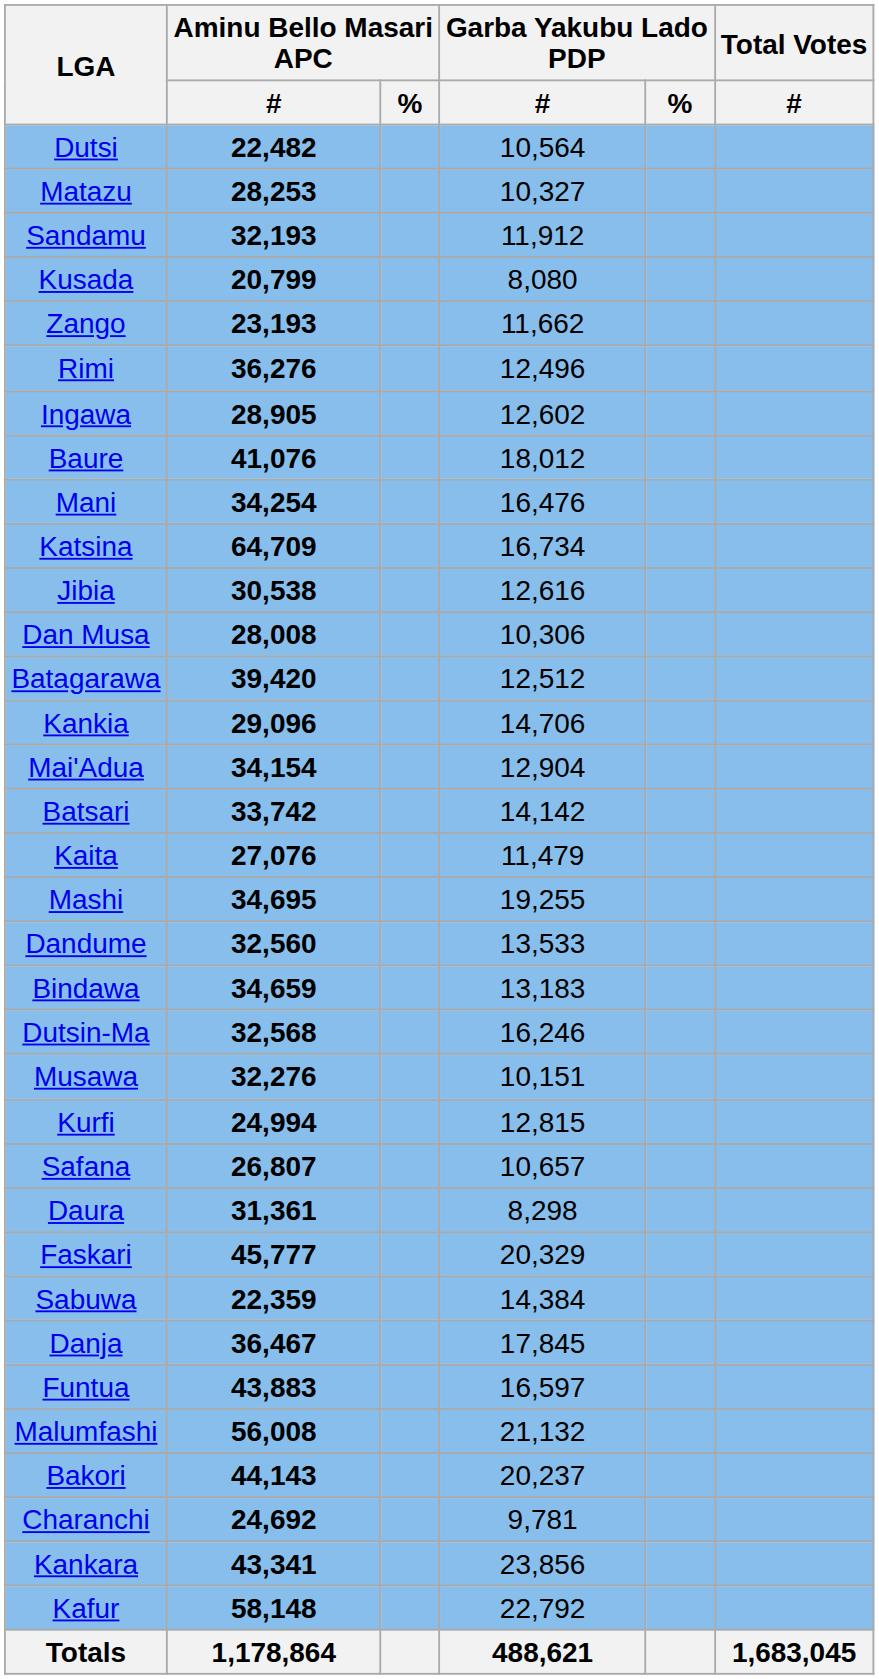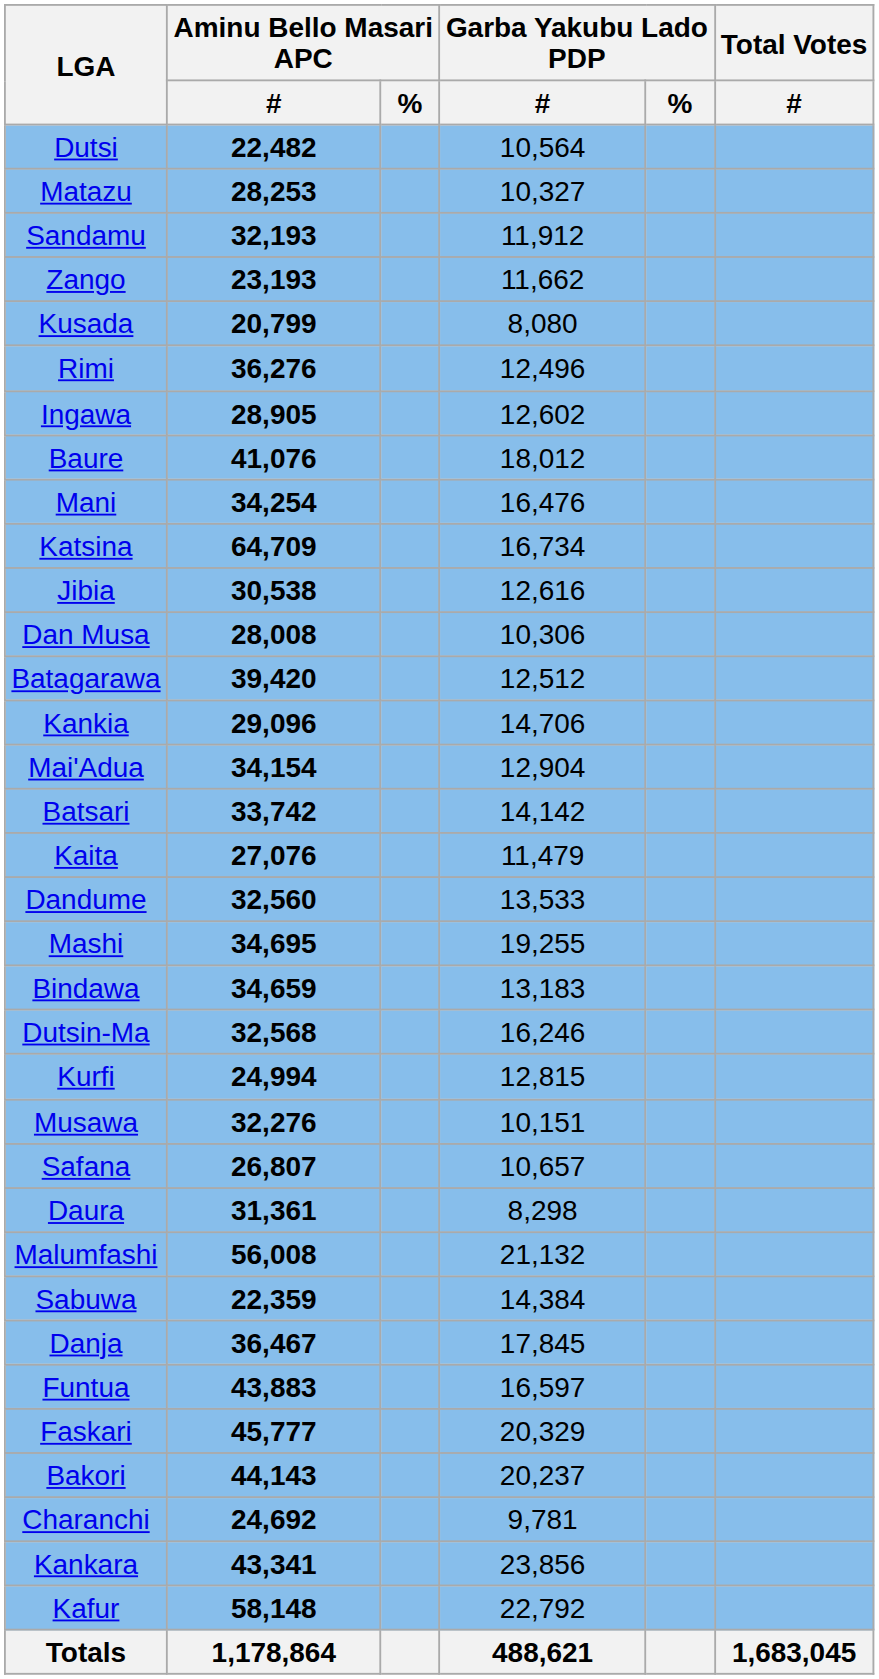rows swapped: (86, 280) <-> (86, 324)
rows swapped: (86, 900) <-> (86, 944)
rows swapped: (86, 1077) <-> (86, 1121)
rows swapped: (86, 1254) <-> (86, 1431)
